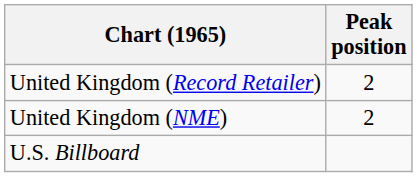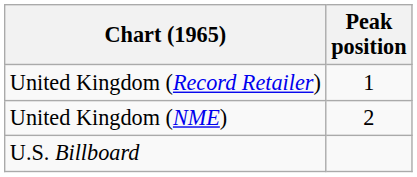(369, 82) 2 -> (369, 82) 1
